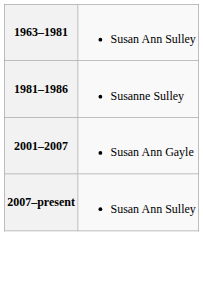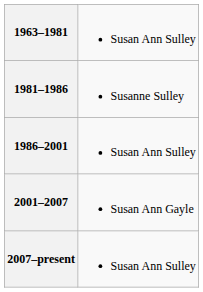+ row: (41, 145)
